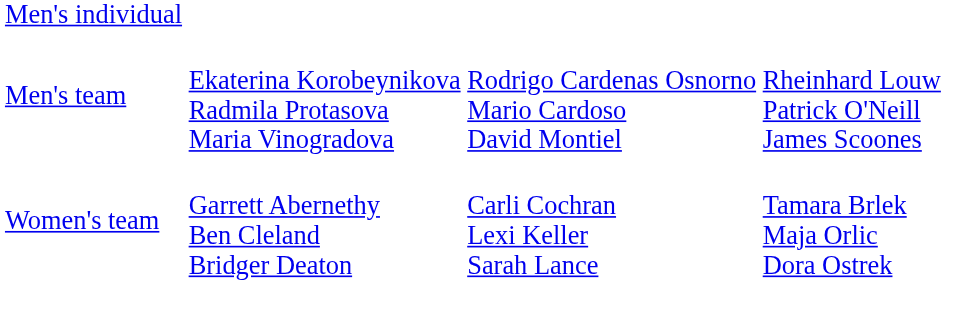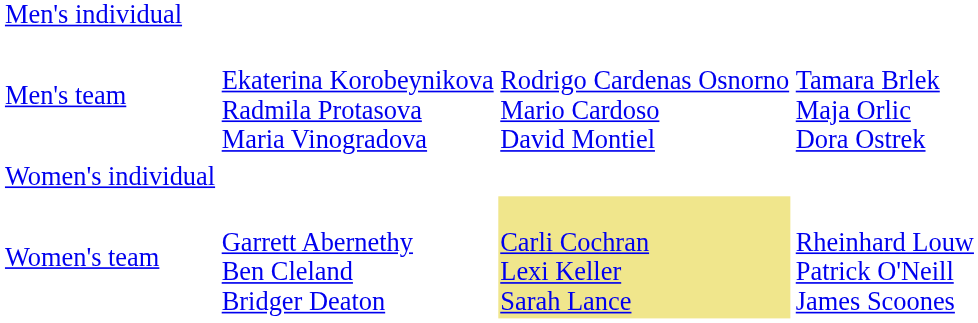(852, 110) Rheinhard Louw Patrick O'Neill James Scoones -> (868, 110) Tamara Brlek Maja Orlic Dora Ostrek
+ row: (110, 176)
(542, 235) no background -> (575, 271) khaki background
(835, 235) Tamara Brlek Maja Orlic Dora Ostrek -> (885, 271) Rheinhard Louw Patrick O'Neill James Scoones
